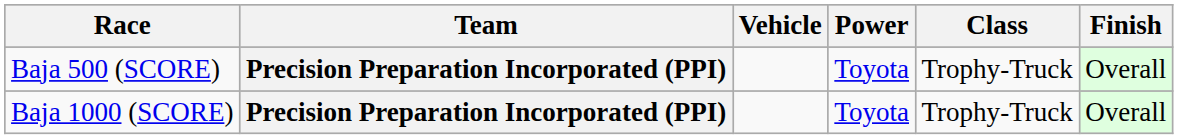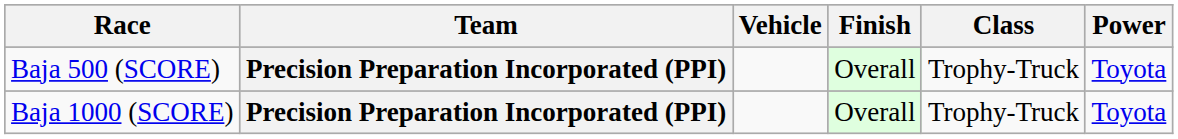columns swapped: (872, 25) <-> (1126, 25)
